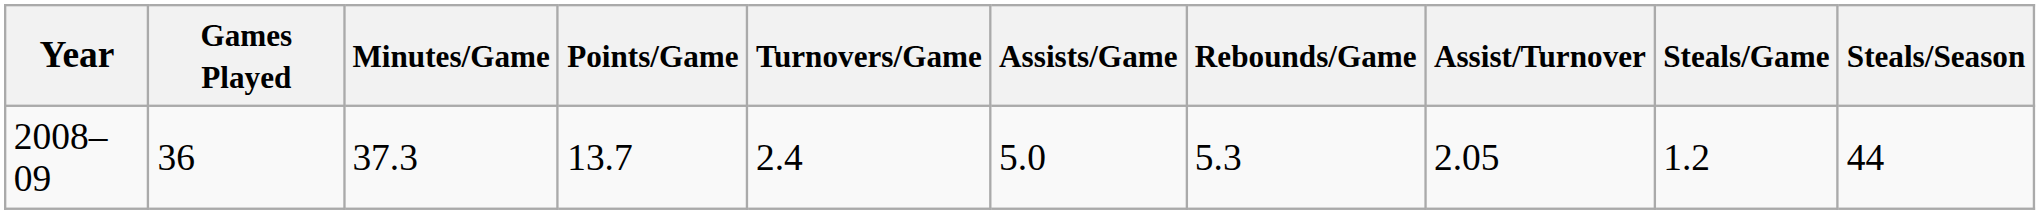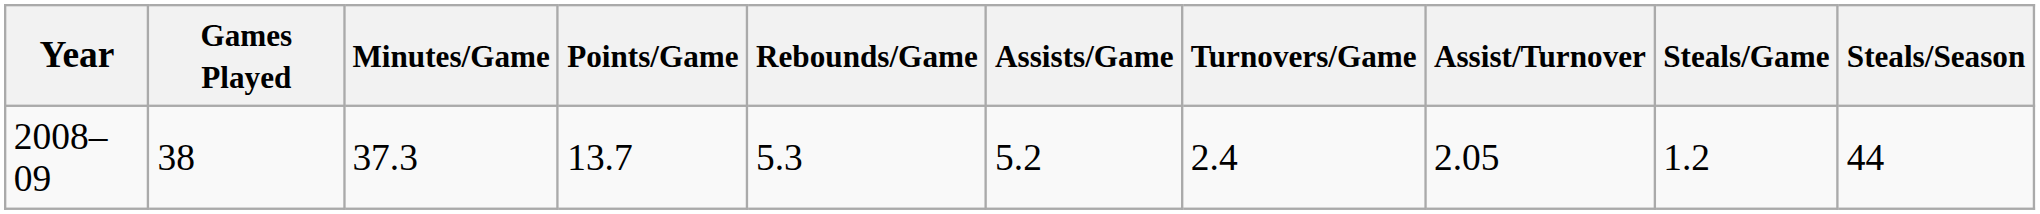columns swapped: (1306, 57) <-> (869, 57)
(176, 156) 36 -> (176, 156) 38
(1022, 156) 5.0 -> (1018, 156) 5.2
